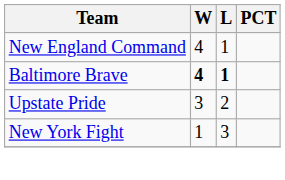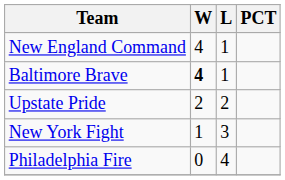(225, 75) bold -> (225, 75) normal
(199, 103) 3 -> (199, 103) 2
+ row: (70, 160)
